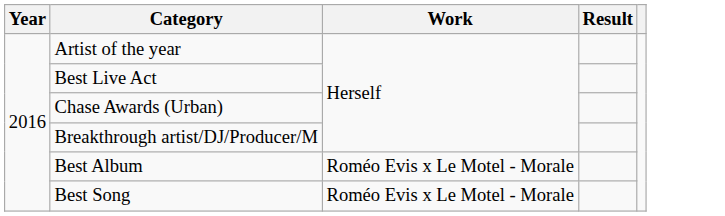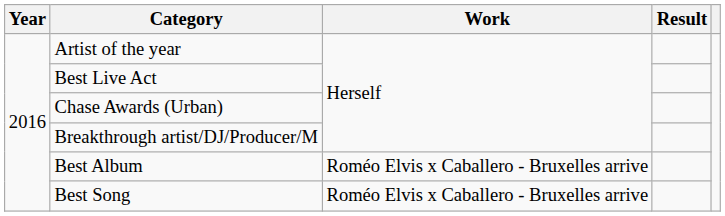(450, 166) Roméo Evis x Le Motel - Morale -> (487, 166) Roméo Elvis x Caballero - Bruxelles arrive
(450, 195) Roméo Evis x Le Motel - Morale -> (487, 195) Roméo Elvis x Caballero - Bruxelles arrive
